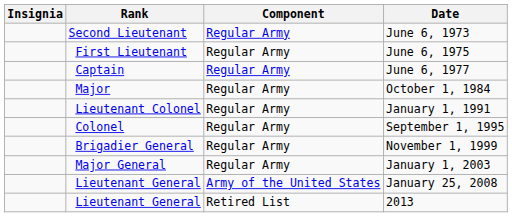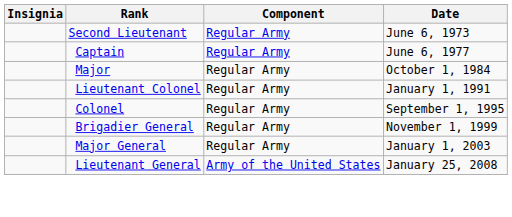- row: (428, 52)
- row: (400, 202)
